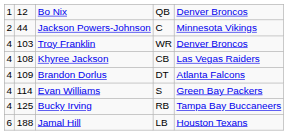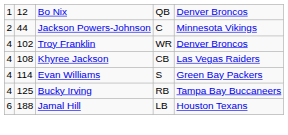(25, 43) 103 -> (25, 43) 102
- row: (72, 75)
